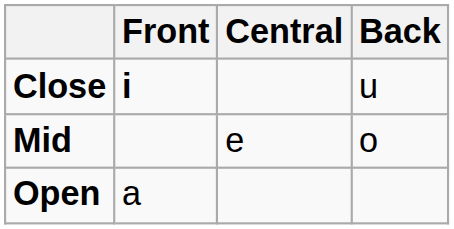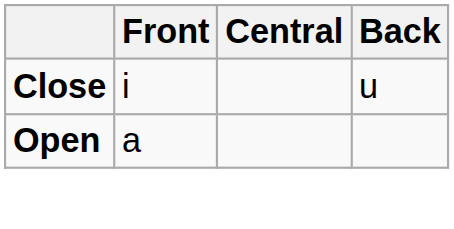(127, 85) bold -> (126, 85) normal
- row: (42, 140)
